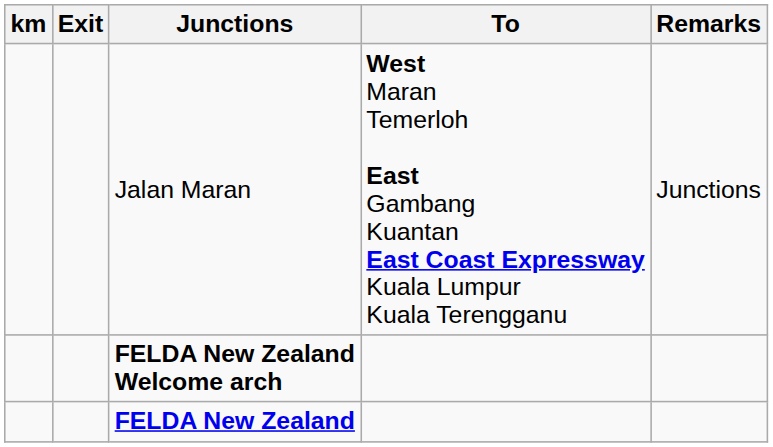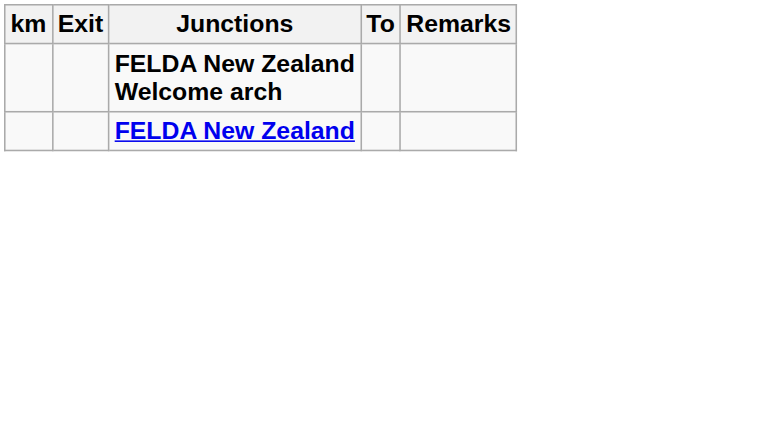- row: (183, 189)
